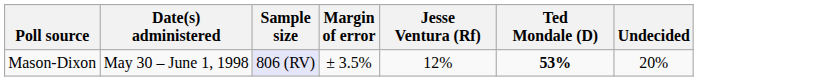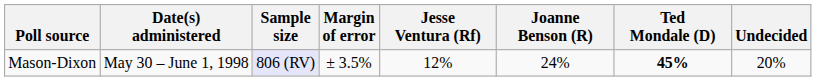+ column: (555, 27)
(555, 62) 53% -> (673, 62) 45%
